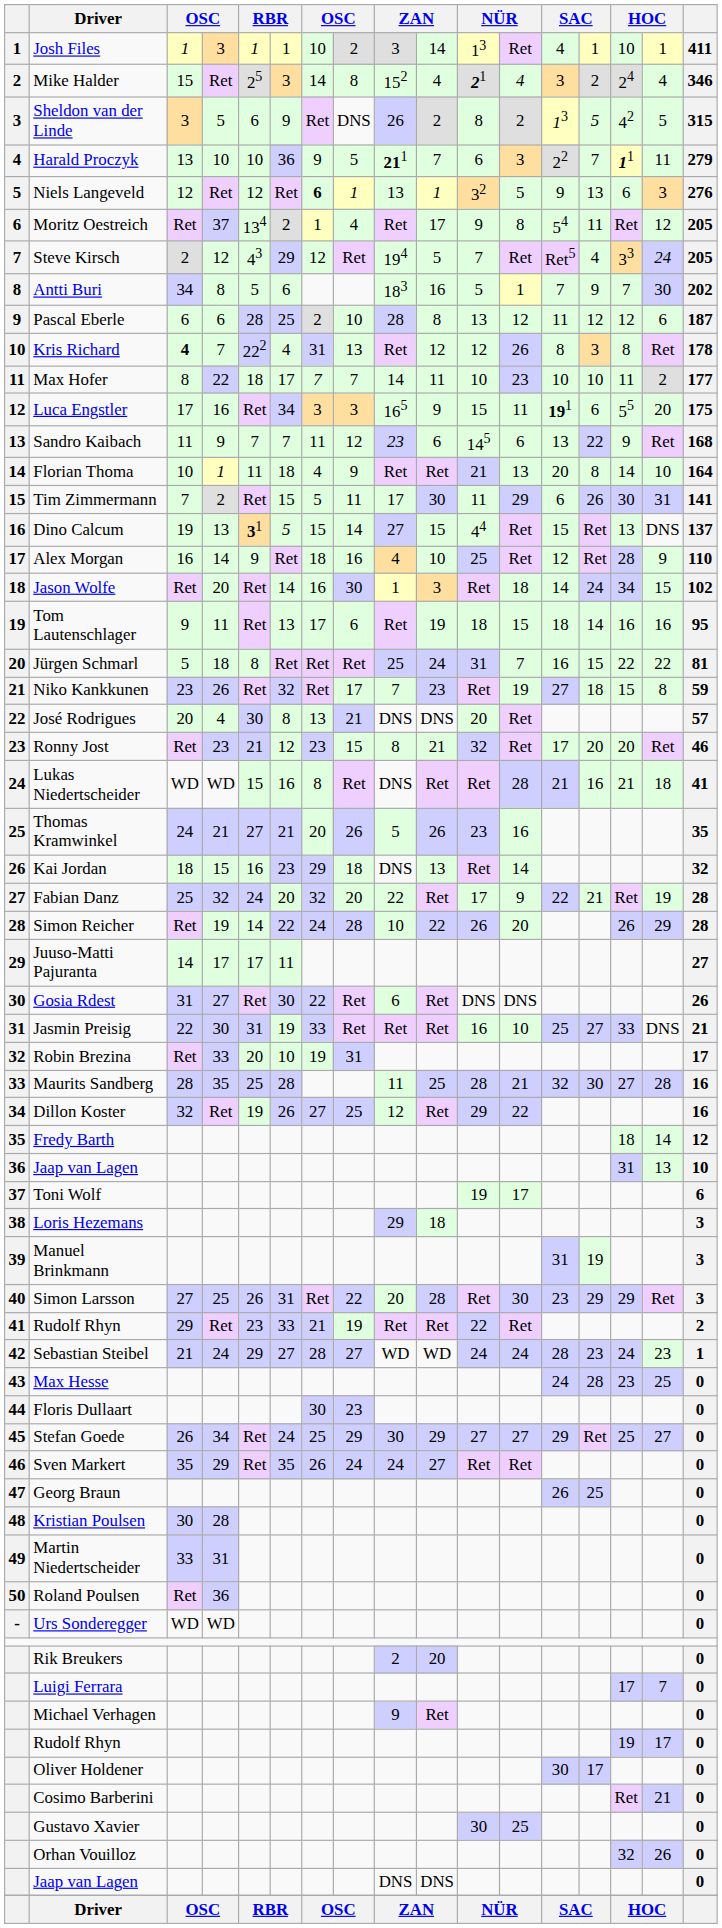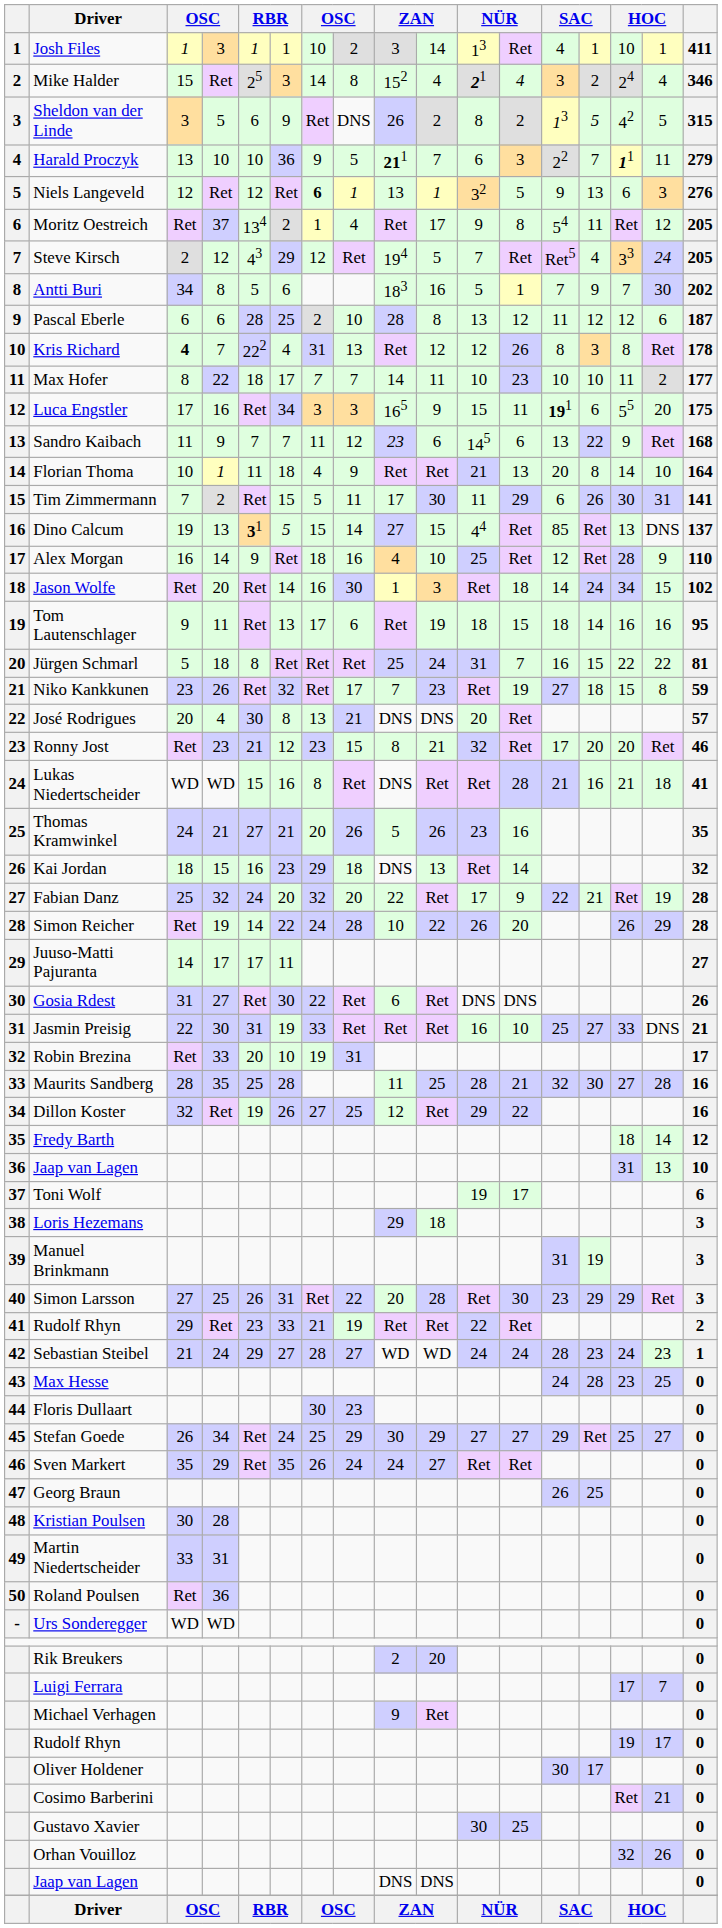(560, 529) 15 -> (560, 529) 85
